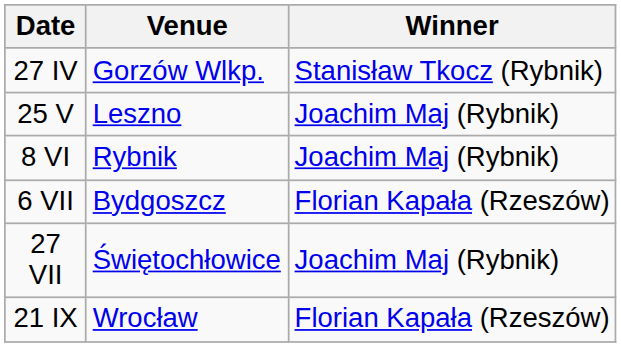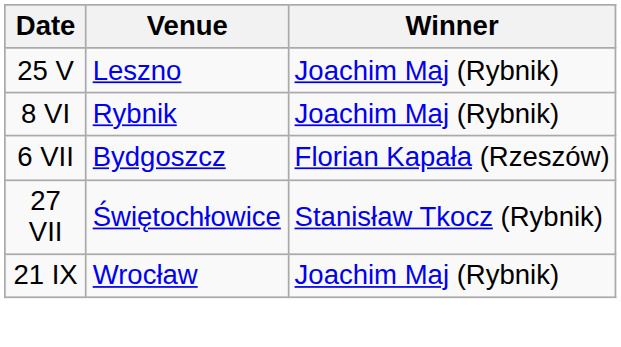- row: (46, 69)
(427, 260) Joachim Maj (Rybnik) -> (449, 216) Stanisław Tkocz (Rybnik)
(452, 319) Florian Kapała (Rzeszów) -> (427, 275) Joachim Maj (Rybnik)
